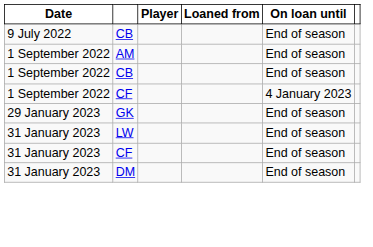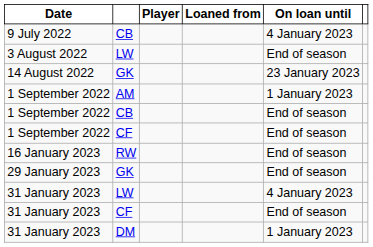(305, 34) End of season -> (310, 34) 4 January 2023
+ row: (47, 53)
+ row: (51, 73)
(305, 53) End of season -> (310, 93) 1 January 2023
(308, 93) 4 January 2023 -> (306, 133) End of season
+ row: (54, 152)
(305, 133) End of season -> (310, 192) 4 January 2023
(305, 172) End of season -> (310, 232) 1 January 2023
